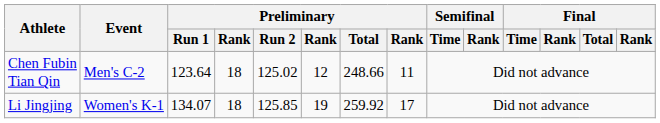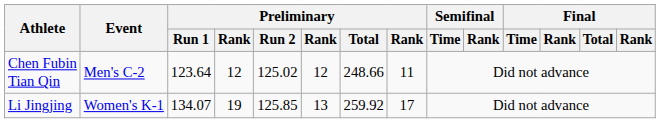(234, 72) 18 -> (234, 72) 12
(234, 105) 18 -> (234, 105) 19
(321, 105) 19 -> (321, 105) 13
